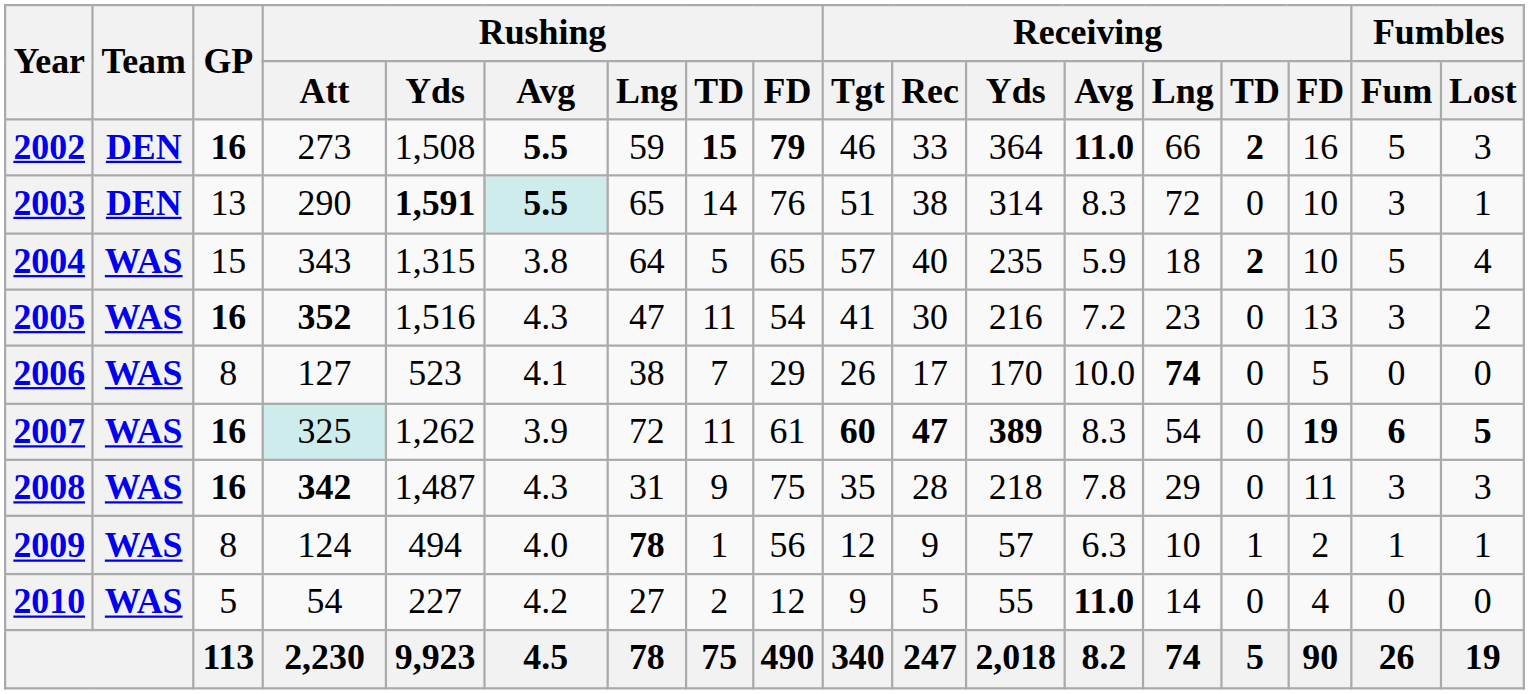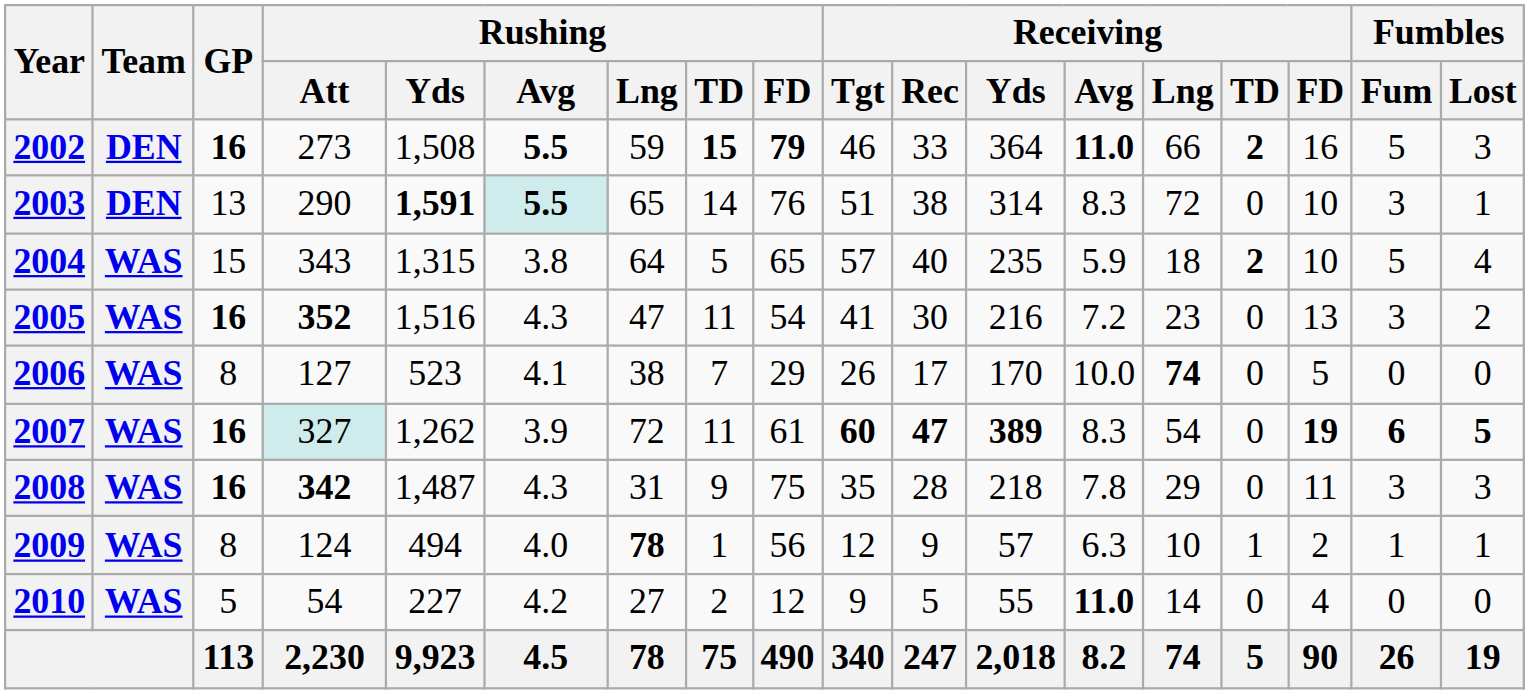(324, 430) 325 -> (324, 430) 327
